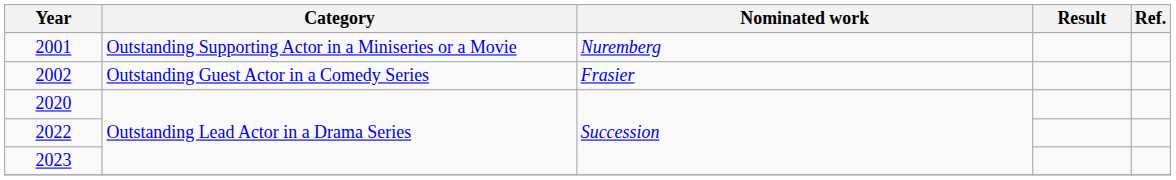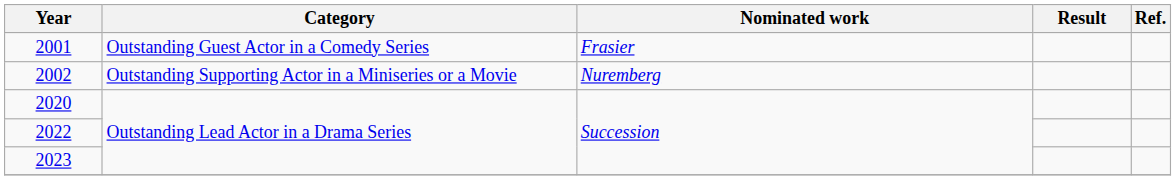(312, 47) Outstanding Supporting Actor in a Miniseries or a Movie -> (268, 47) Outstanding Guest Actor in a Comedy Series
(621, 47) Nuremberg -> (608, 47) Frasier
(268, 75) Outstanding Guest Actor in a Comedy Series -> (312, 75) Outstanding Supporting Actor in a Miniseries or a Movie
(608, 75) Frasier -> (621, 75) Nuremberg
